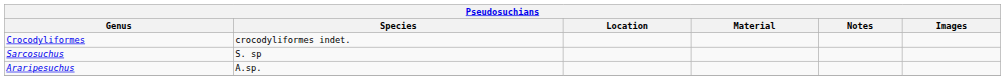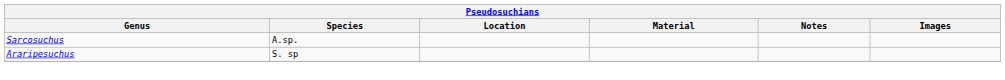- row: (46, 40)
(248, 54) S. sp -> (285, 40) A.sp.
(248, 68) A.sp. -> (285, 54) S. sp
